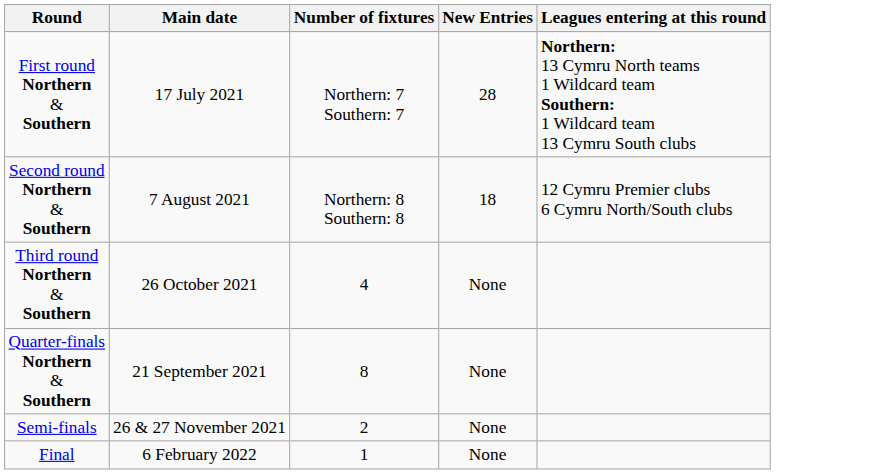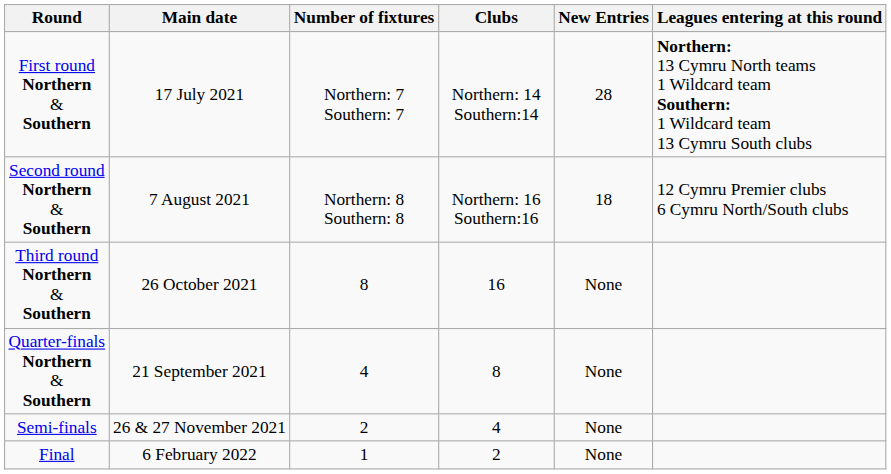+ column: (496, 18)
(364, 285) 4 -> (364, 285) 8
(364, 370) 8 -> (364, 370) 4
